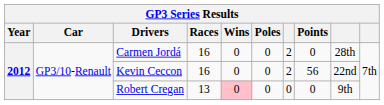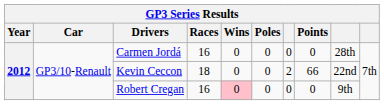(289, 51) 2 -> (289, 51) 0
(204, 70) 16 -> (204, 70) 18
(313, 70) 56 -> (313, 70) 66
(204, 89) 13 -> (204, 89) 16
